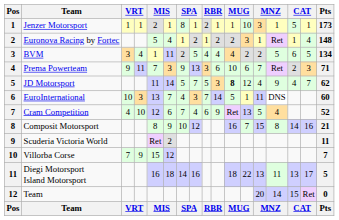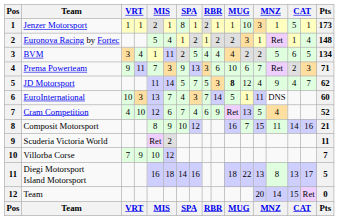(277, 126) 8 -> (277, 126) 11
(155, 154) 15 -> (155, 154) 10
(277, 174) 11 -> (277, 174) 8
